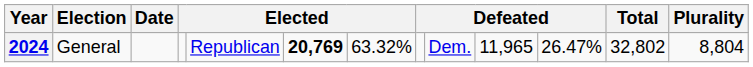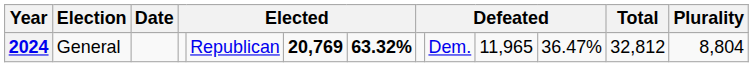(382, 47) normal -> (382, 47) bold
(572, 47) 26.47% -> (572, 47) 36.47%
(638, 47) 32,802 -> (638, 47) 32,812
